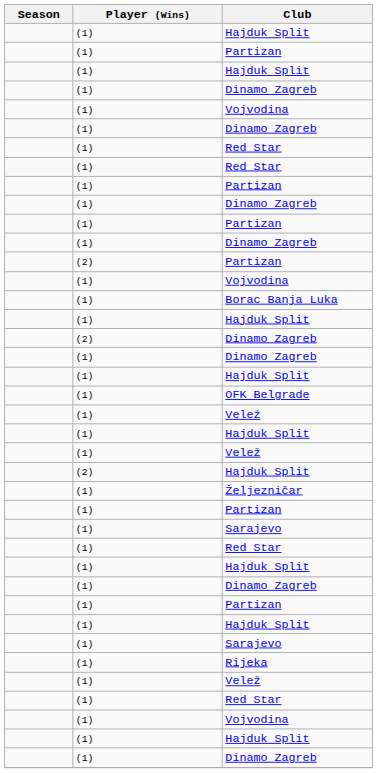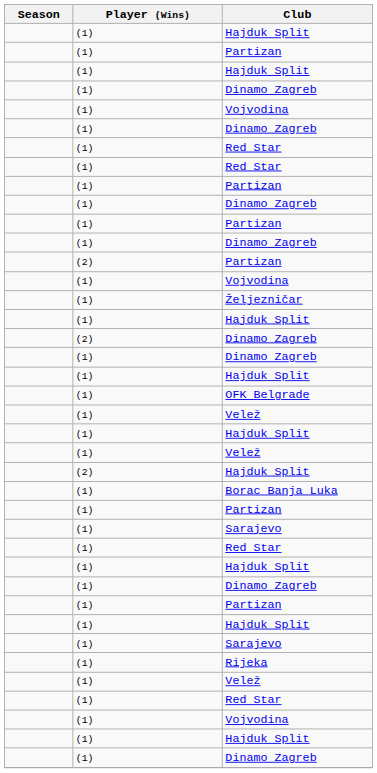rows swapped: (85, 491) <-> (85, 300)
